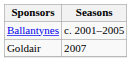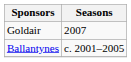rows swapped: (33, 30) <-> (24, 48)
